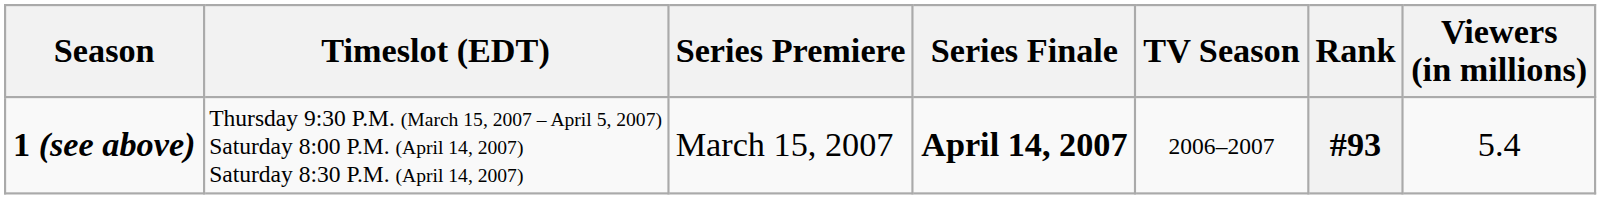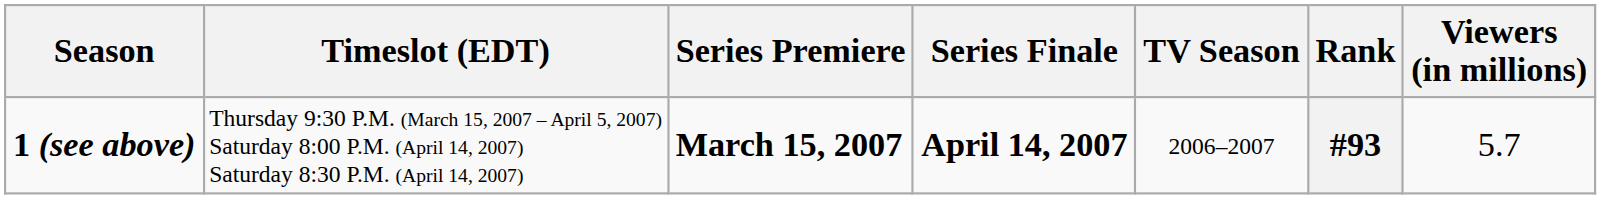(785, 145) normal -> (789, 145) bold
(1499, 145) 5.4 -> (1499, 145) 5.7
